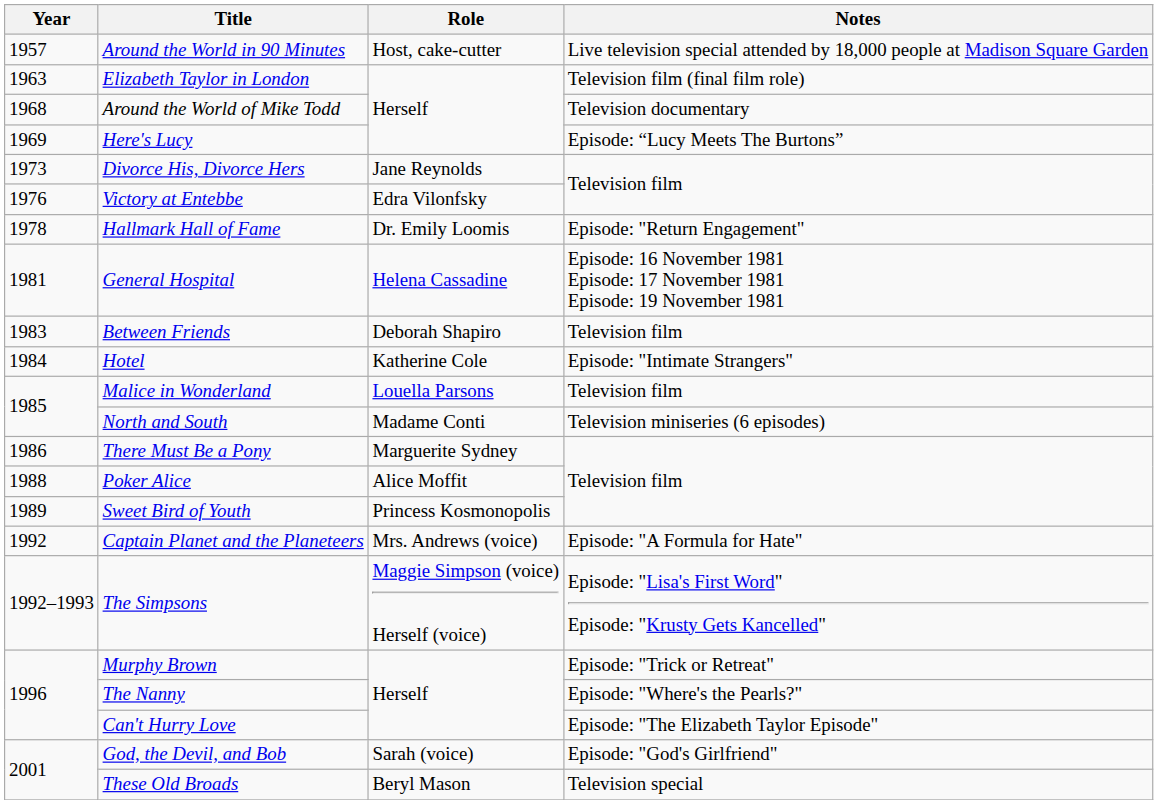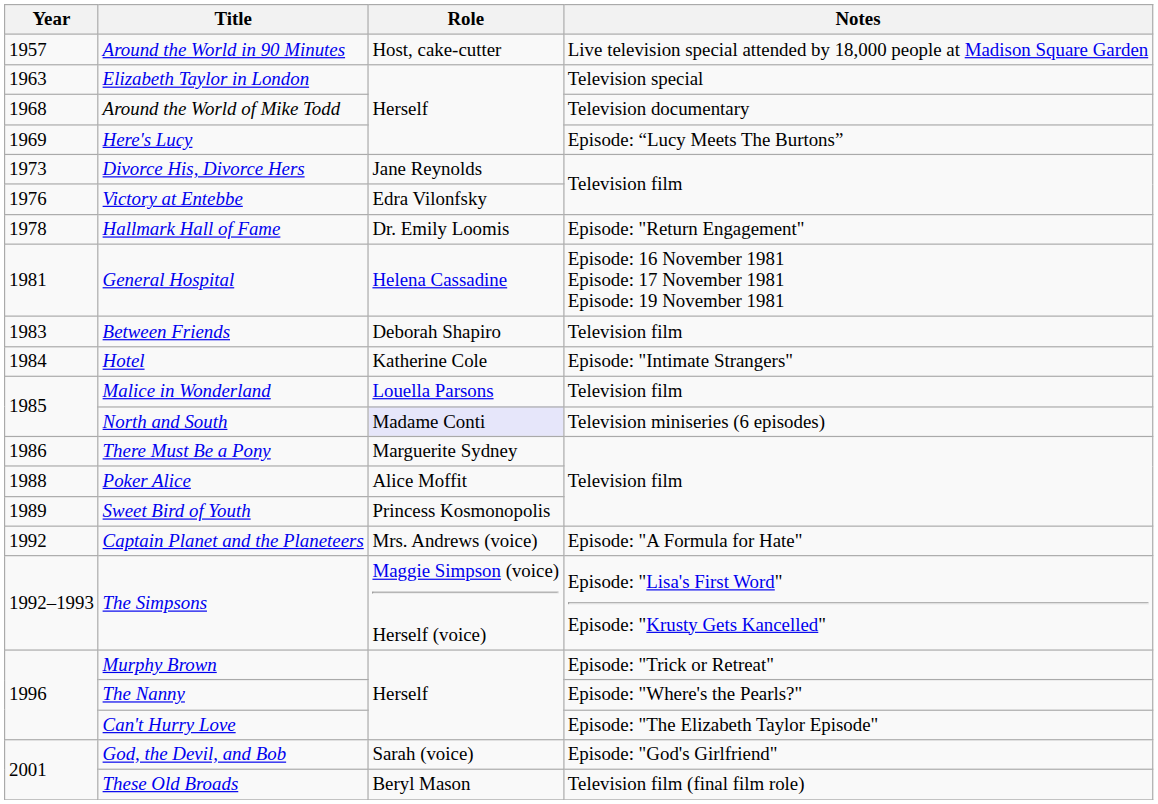(686, 79) Television film (final film role) -> (636, 79) Television special
(429, 421) no background -> (429, 421) lavender background
(636, 784) Television special -> (686, 784) Television film (final film role)
